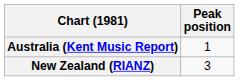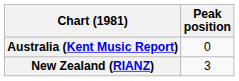(207, 47) 1 -> (207, 47) 0
